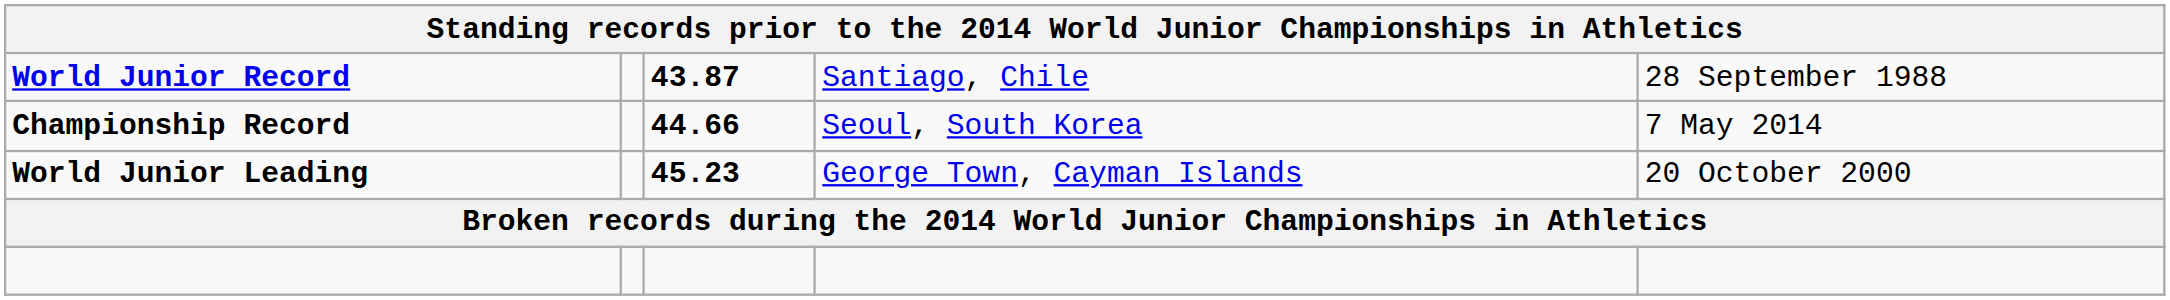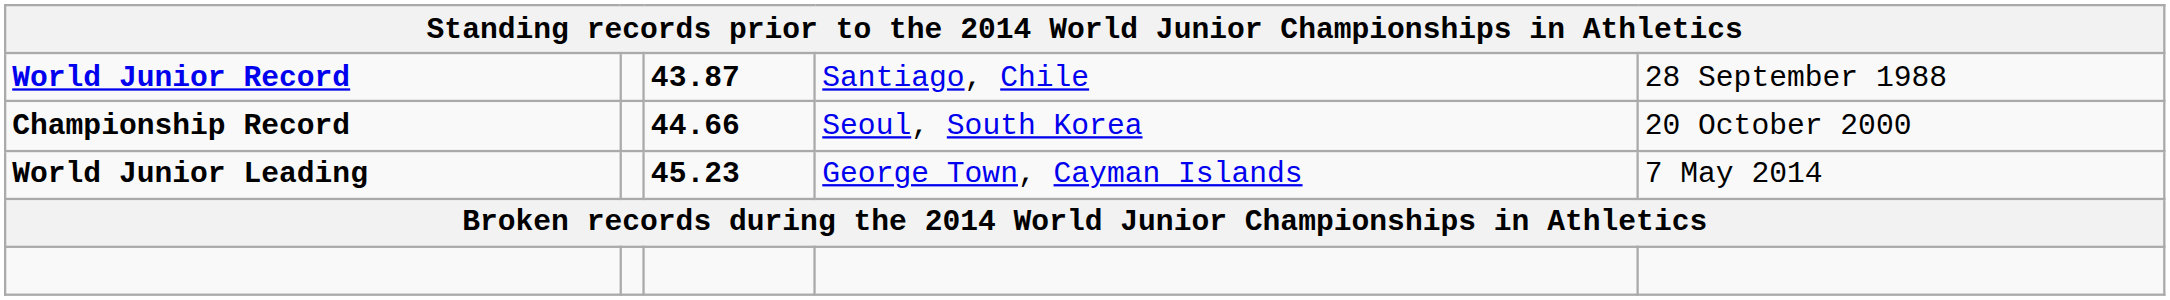(1734, 126) 7 May 2014 -> (1778, 126) 20 October 2000
(1778, 174) 20 October 2000 -> (1734, 174) 7 May 2014
